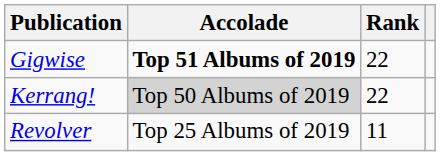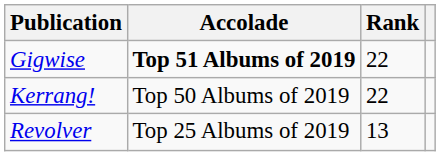(241, 95) lightgrey background -> (241, 95) no background
(377, 131) 11 -> (377, 131) 13
